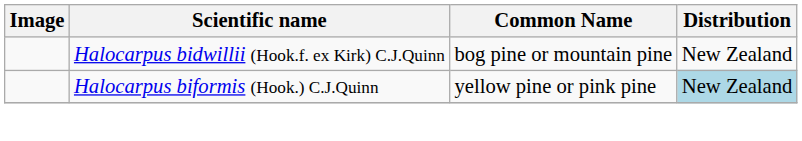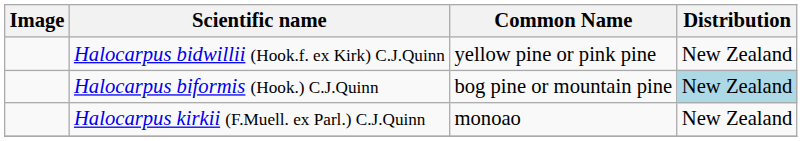(563, 53) bog pine or mountain pine -> (555, 53) yellow pine or pink pine
(555, 86) yellow pine or pink pine -> (563, 86) bog pine or mountain pine
+ row: (250, 119)
